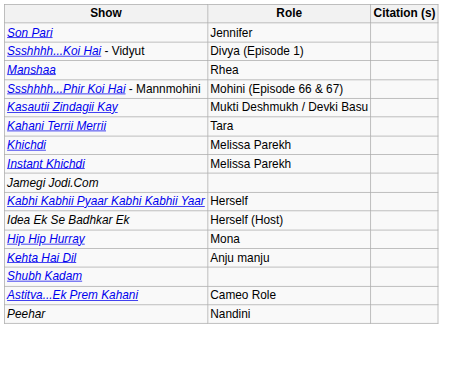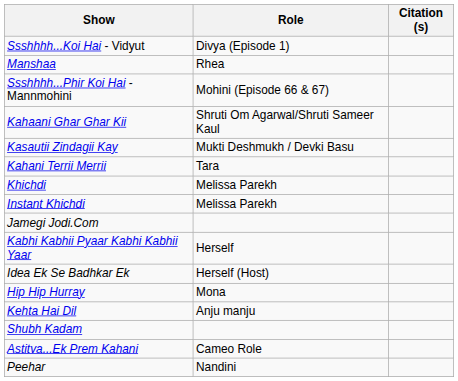- row: (30, 32)
+ row: (67, 122)
